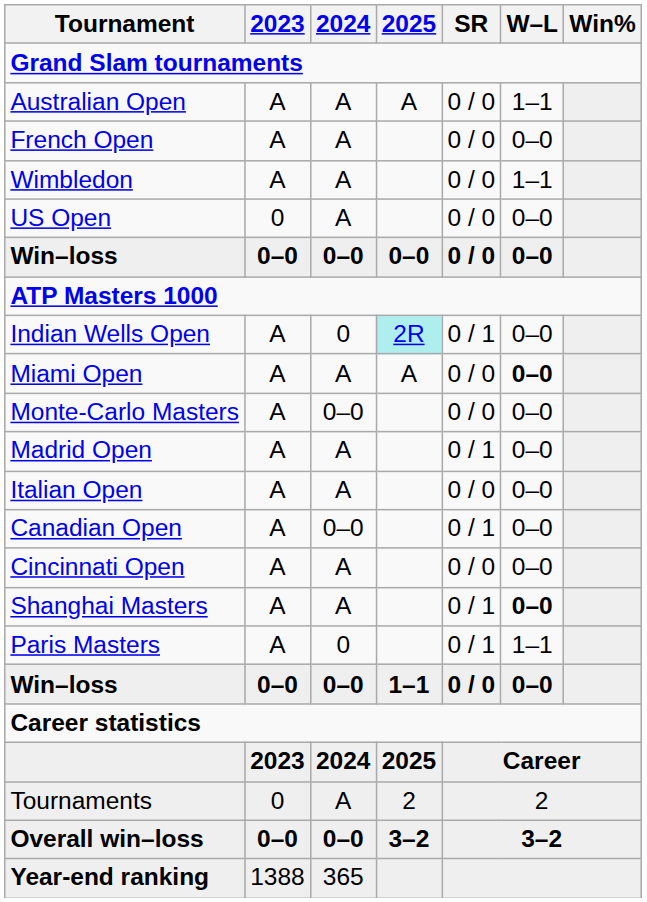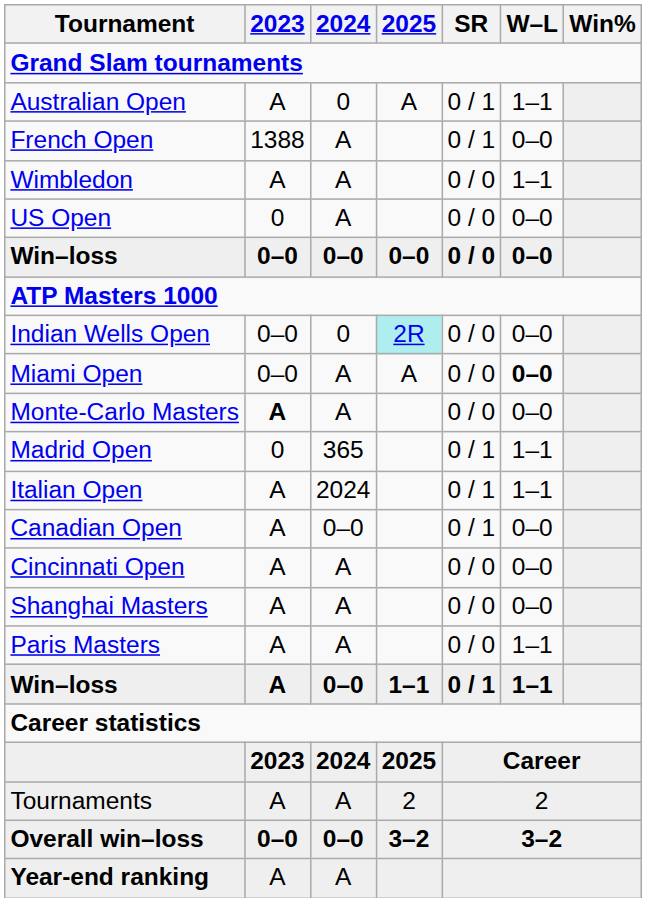(343, 101) A -> (343, 101) 0
(471, 101) 0 / 0 -> (471, 101) 0 / 1
(277, 140) A -> (277, 140) 1388
(471, 140) 0 / 0 -> (471, 140) 0 / 1
(277, 334) A -> (277, 334) 0–0
(471, 334) 0 / 1 -> (471, 334) 0 / 0
(277, 373) A -> (277, 373) 0–0
(277, 412) normal -> (277, 412) bold
(343, 412) 0–0 -> (343, 412) A
(277, 450) A -> (277, 450) 0
(343, 450) A -> (343, 450) 365
(532, 450) 0–0 -> (532, 450) 1–1
(343, 489) A -> (343, 489) 2024
(471, 489) 0 / 0 -> (471, 489) 0 / 1
(532, 489) 0–0 -> (532, 489) 1–1
(471, 606) 0 / 1 -> (471, 606) 0 / 0
(532, 606) bold -> (532, 606) normal
(343, 645) 0 -> (343, 645) A
(471, 645) 0 / 1 -> (471, 645) 0 / 0
(277, 683) 0–0 -> (277, 683) A
(471, 683) 0 / 0 -> (471, 683) 0 / 1
(532, 683) 0–0 -> (532, 683) 1–1
(277, 800) 0 -> (277, 800) A
(277, 878) 1388 -> (277, 878) A
(343, 878) 365 -> (343, 878) A
